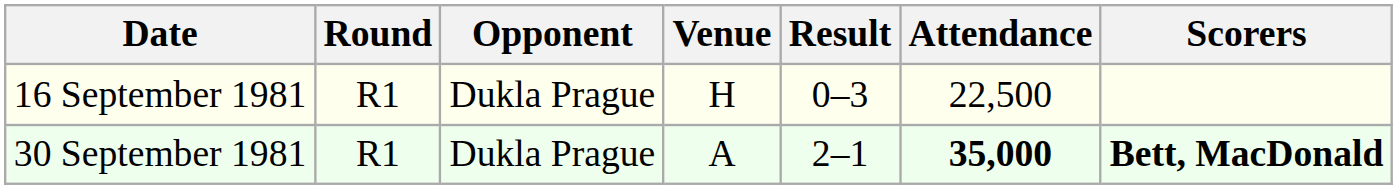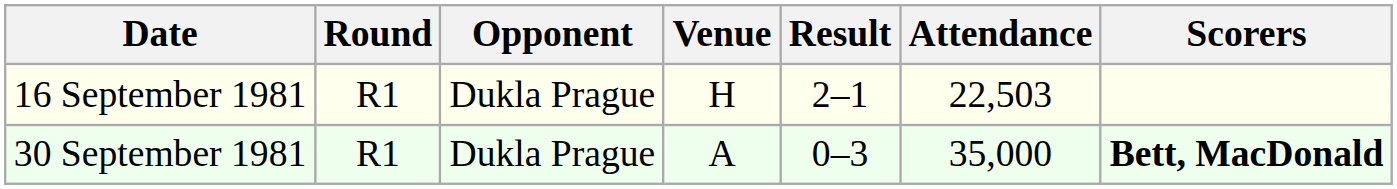(840, 93) 0–3 -> (840, 93) 2–1
(1000, 93) 22,500 -> (1000, 93) 22,503
(840, 153) 2–1 -> (840, 153) 0–3
(1000, 153) bold -> (1000, 153) normal
